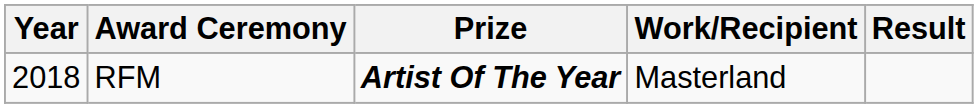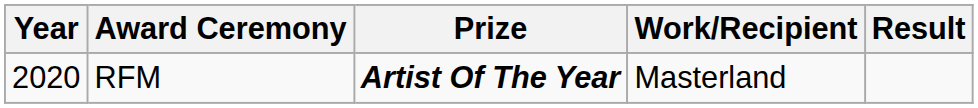(46, 77) 2018 -> (46, 77) 2020
